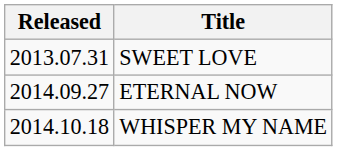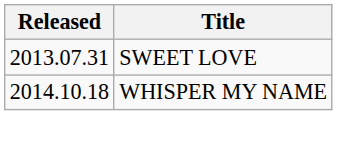- row: (198, 92)
